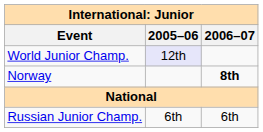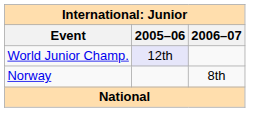(230, 76) bold -> (217, 76) normal
- row: (75, 117)
